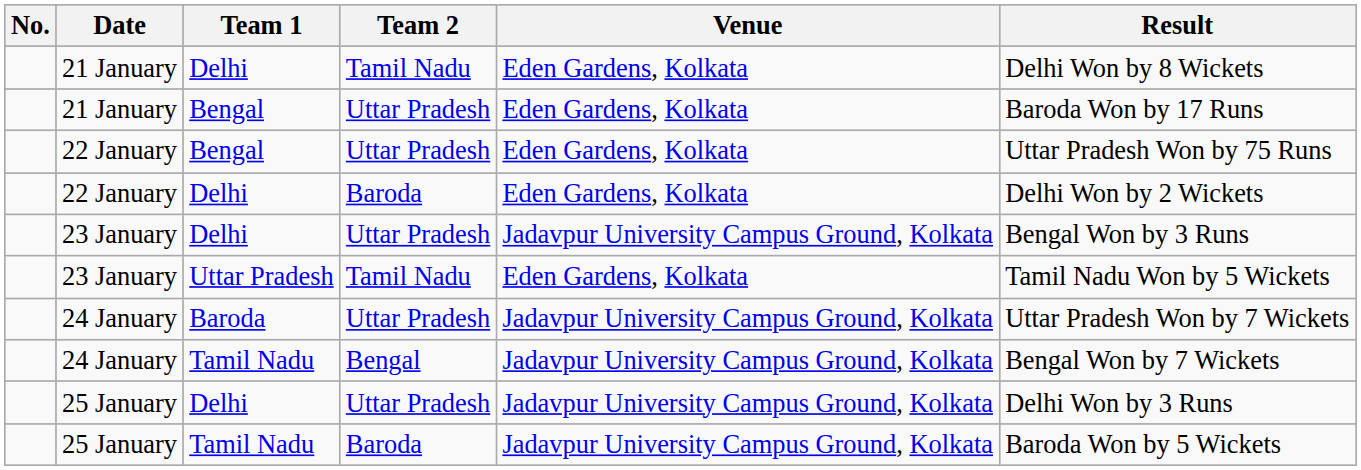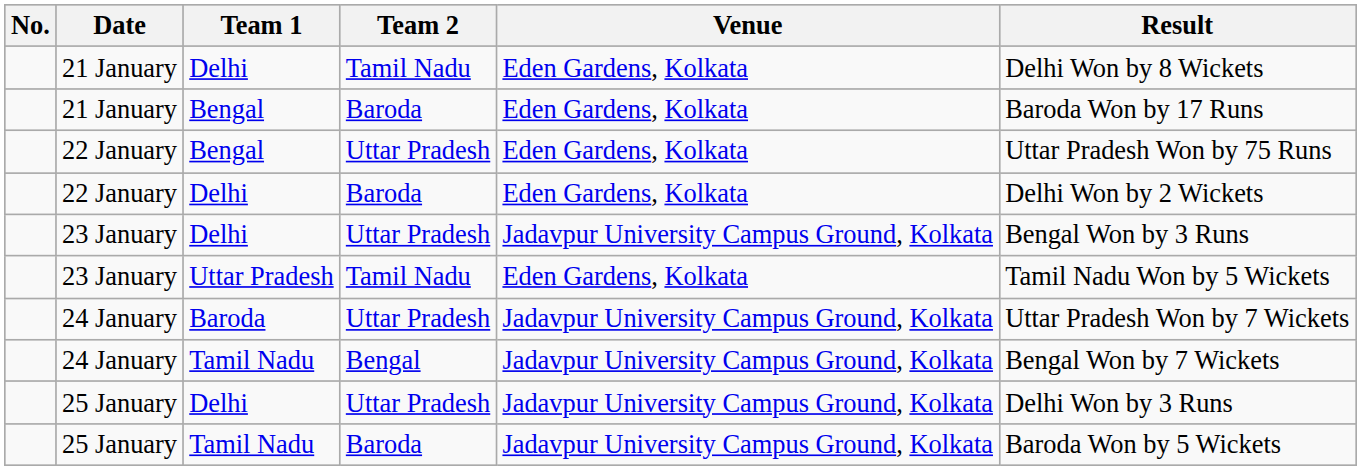(418, 109) Uttar Pradesh -> (384, 109) Baroda
